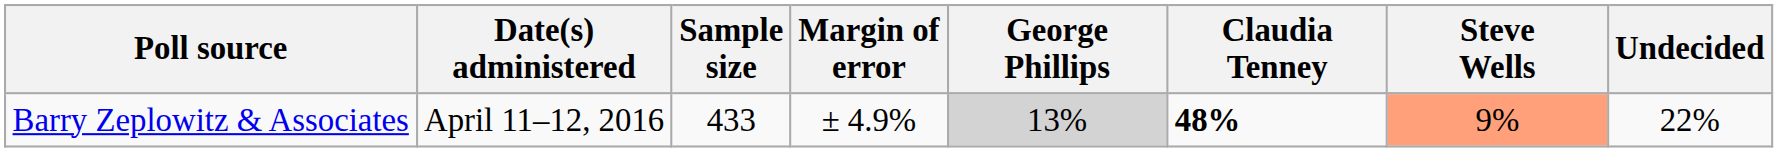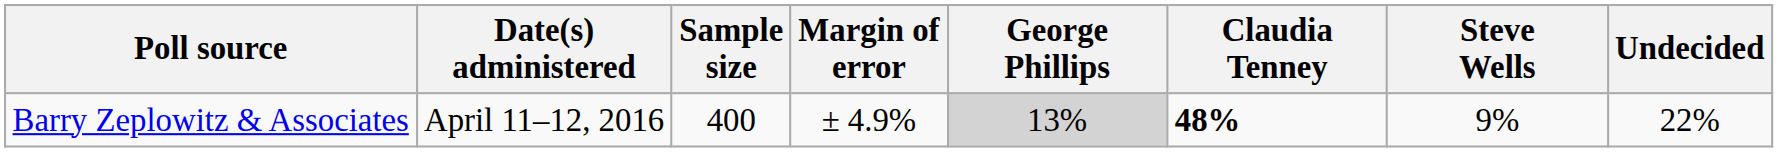(731, 119) 433 -> (731, 119) 400
(1497, 119) lightsalmon background -> (1497, 119) no background
